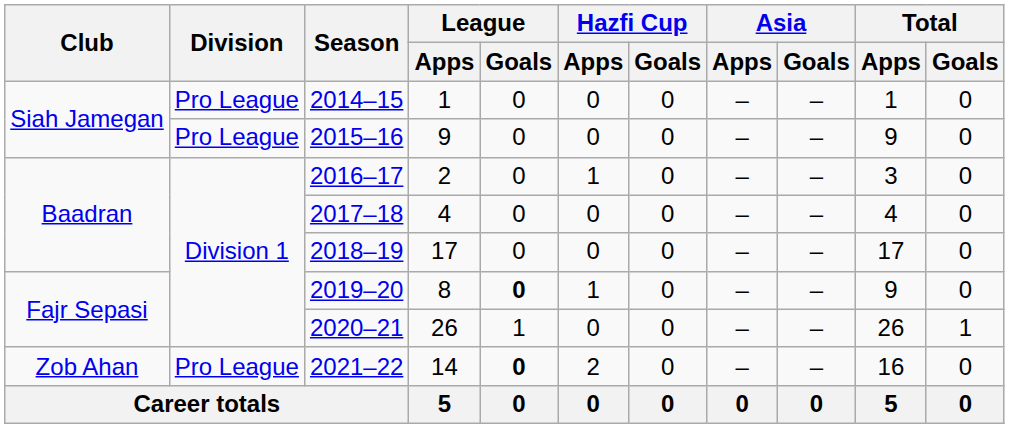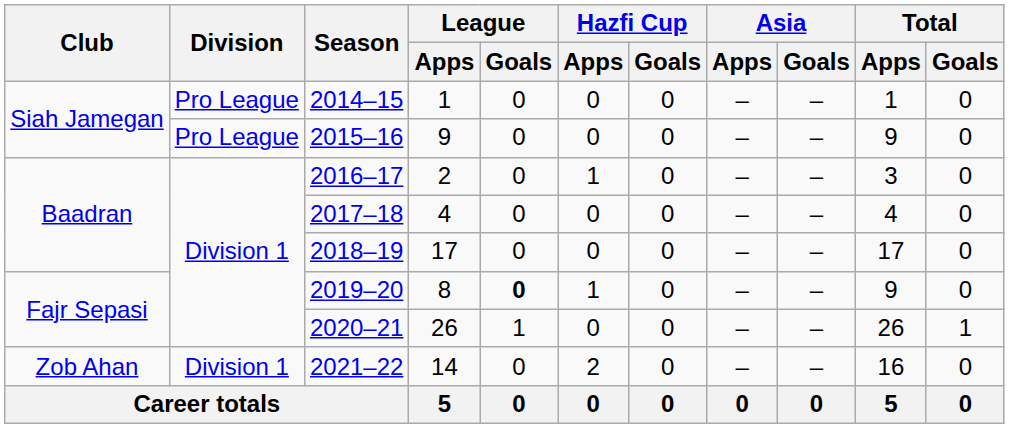(237, 366) Pro League -> (237, 366) Division 1
(519, 366) bold -> (519, 366) normal
